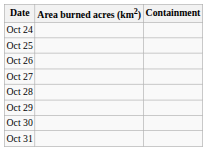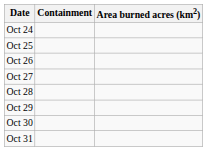columns swapped: (89, 13) <-> (173, 13)
